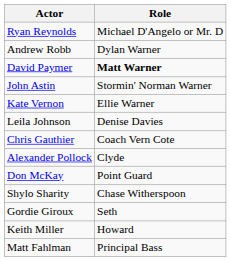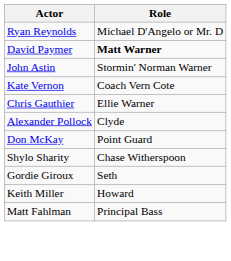- row: (39, 49)
(126, 103) Ellie Warner -> (136, 85) Coach Vern Cote
- row: (39, 121)
(136, 139) Coach Vern Cote -> (126, 103) Ellie Warner
